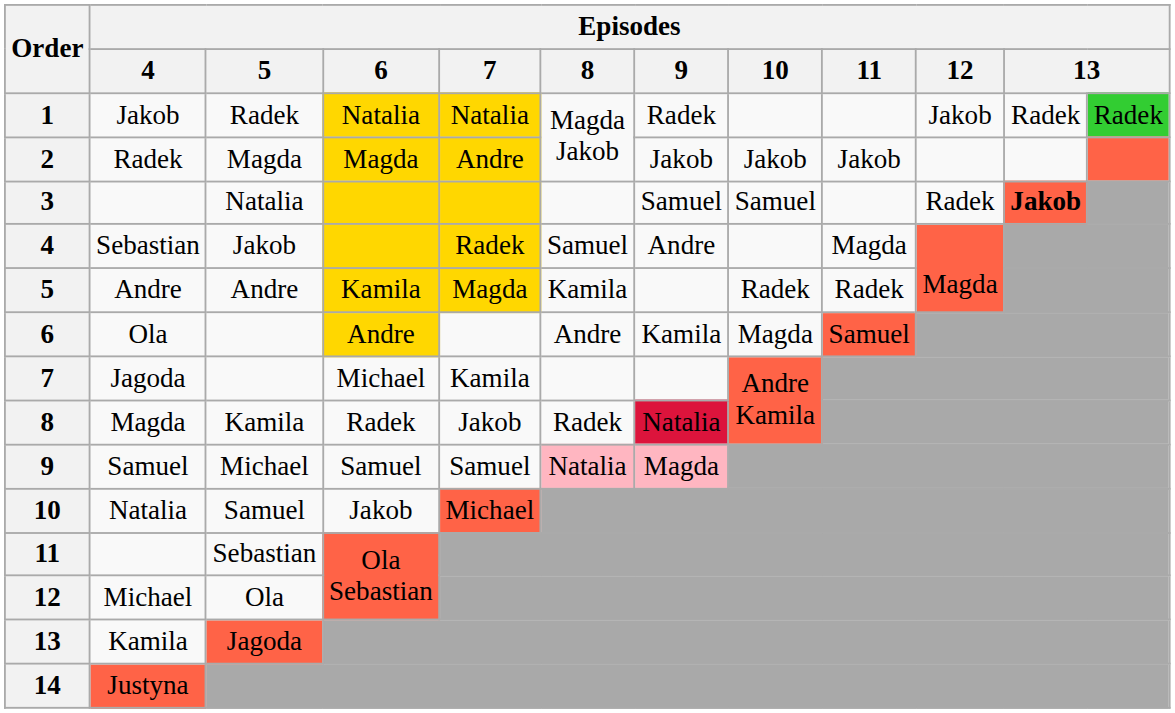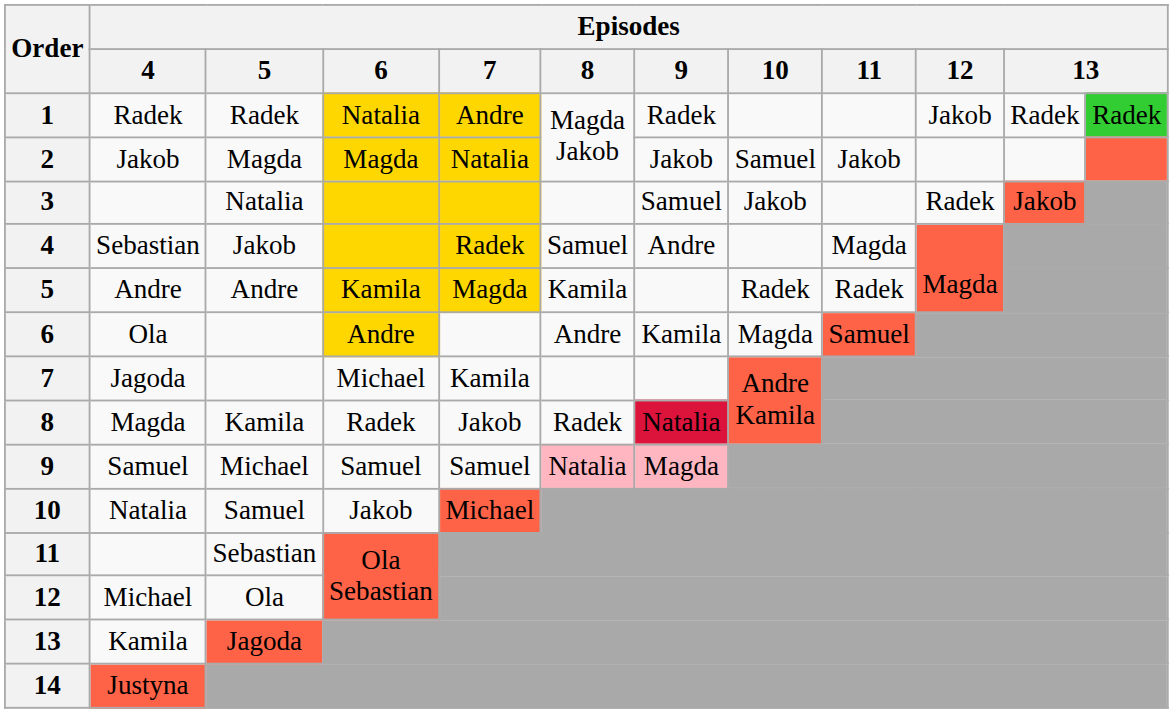(148, 114) Jakob -> (148, 114) Radek
(490, 114) Natalia -> (490, 114) Andre
(148, 157) Radek -> (148, 157) Jakob
(490, 157) Andre -> (490, 157) Natalia
(775, 157) Jakob -> (775, 157) Samuel
(775, 201) Samuel -> (775, 201) Jakob
(1046, 201) bold -> (1045, 201) normal
